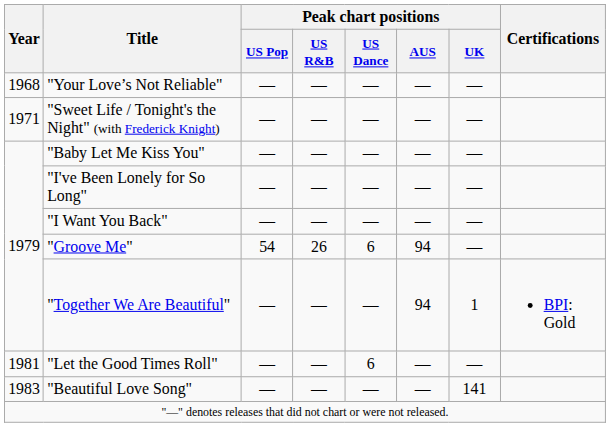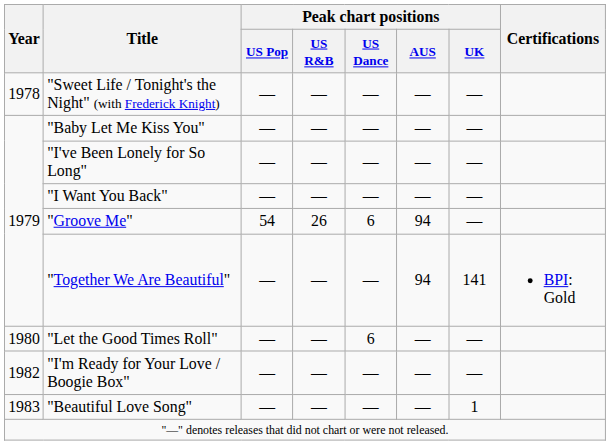- row: (135, 85)
(24, 119) 1971 -> (24, 94) 1978
(474, 305) 1 -> (474, 280) 141
(24, 363) 1981 -> (24, 338) 1980
+ row: (134, 372)
(474, 389) 141 -> (474, 406) 1
